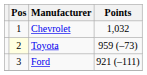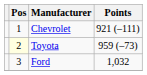(118, 29) 1,032 -> (118, 29) 921 (–111)
(118, 62) 921 (–111) -> (118, 62) 1,032
